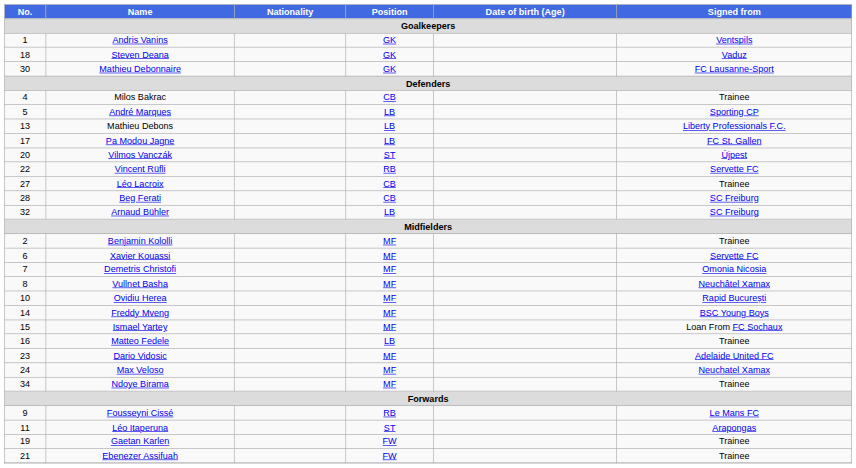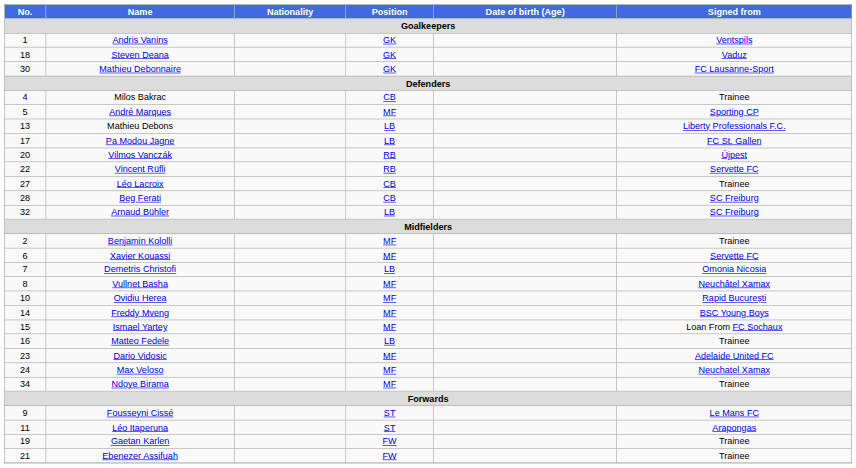(390, 112) LB -> (390, 112) MF
(390, 155) ST -> (390, 155) RB
(390, 270) MF -> (390, 270) LB
(390, 413) RB -> (390, 413) ST
